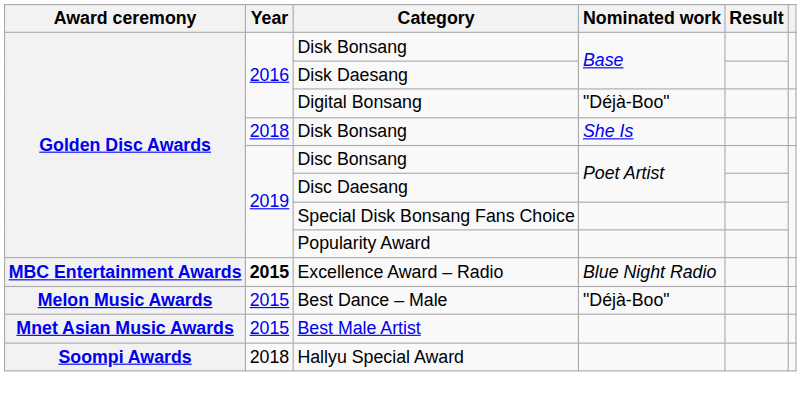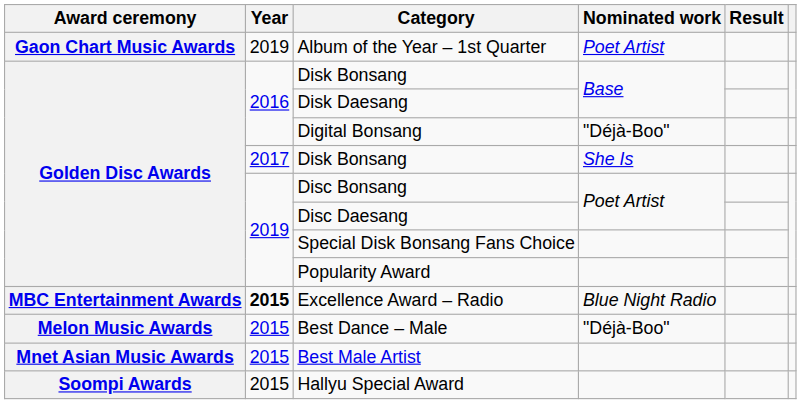+ row: (422, 46)
(269, 131) 2018 -> (269, 159) 2017
(269, 356) 2018 -> (269, 384) 2015
